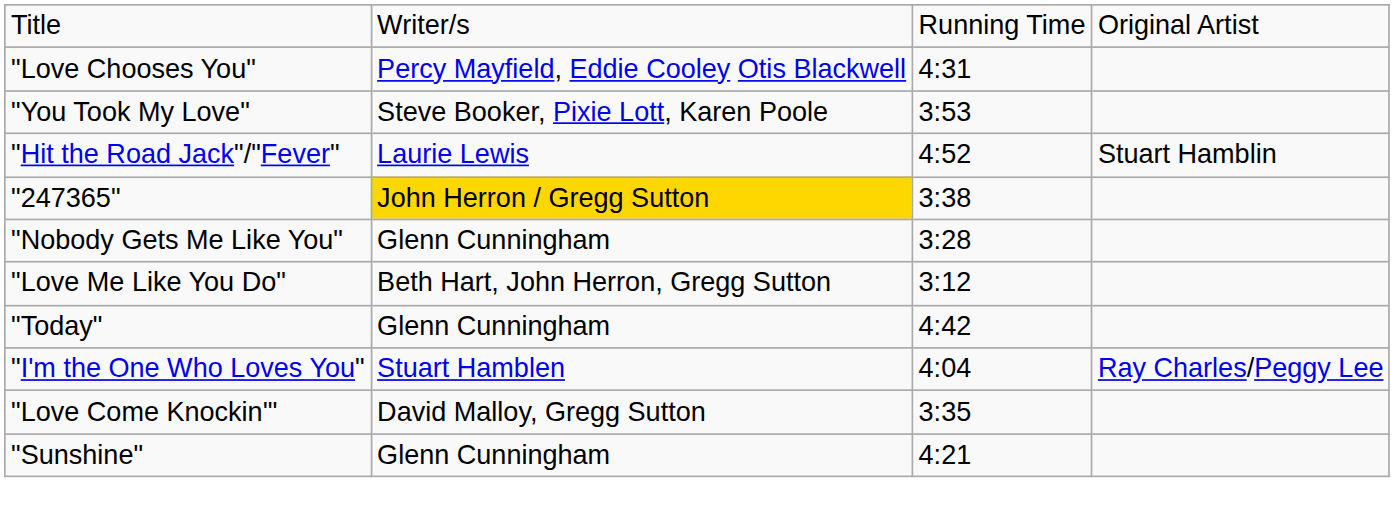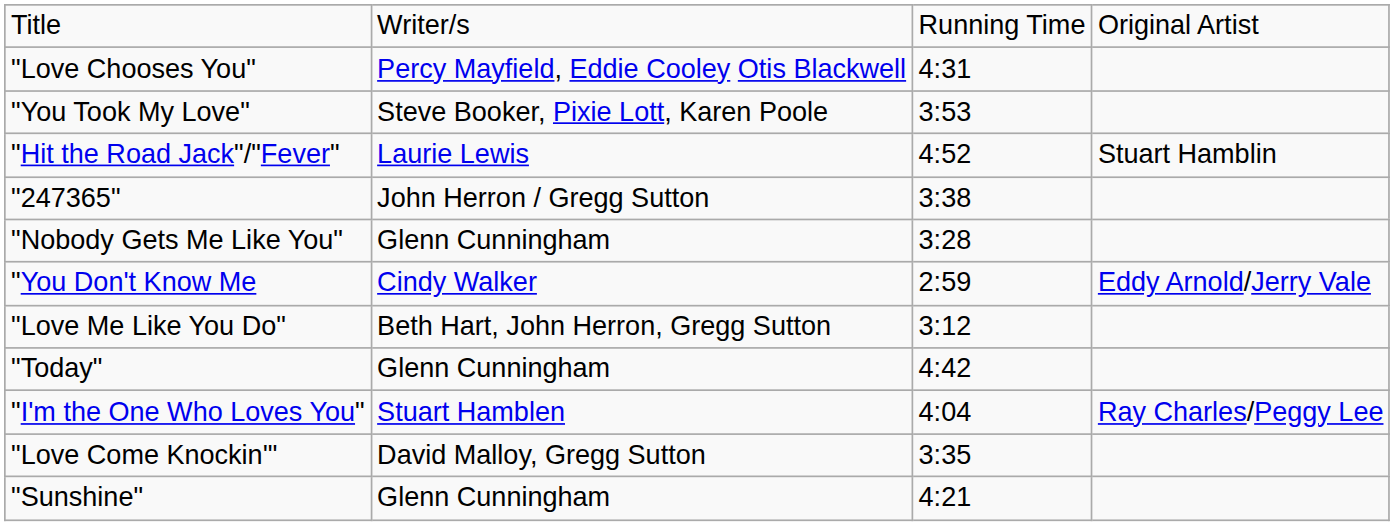(543, 197) gold background -> (543, 197) no background
+ row: (134, 283)
